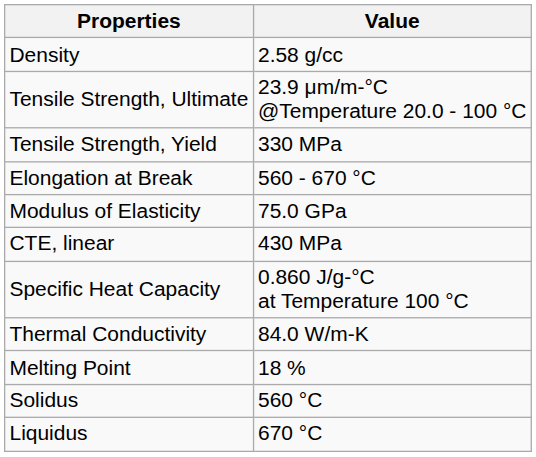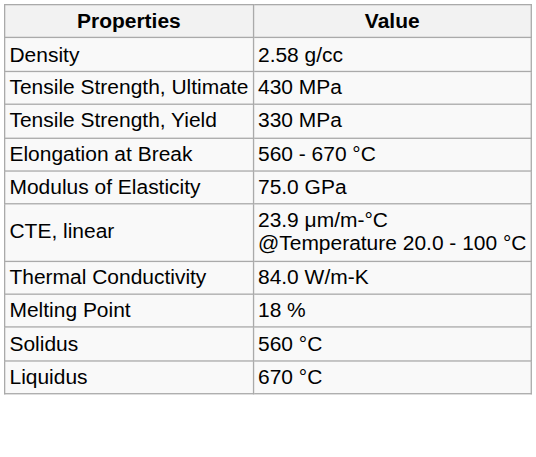(392, 99) 23.9 μm/m-°C @Temperature 20.0 - 100 °C -> (300, 87) 430 MPa
(300, 244) 430 MPa -> (392, 232) 23.9 μm/m-°C @Temperature 20.0 - 100 °C
- row: (115, 289)
